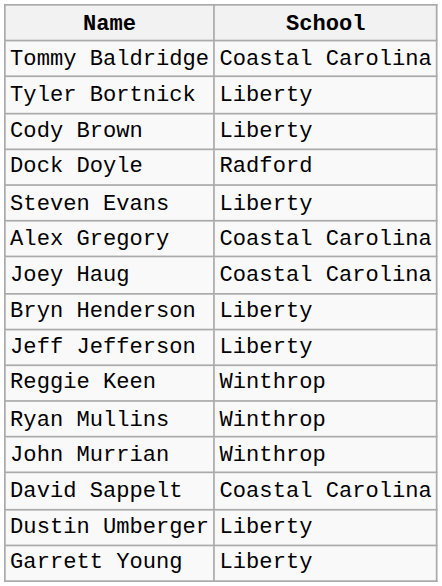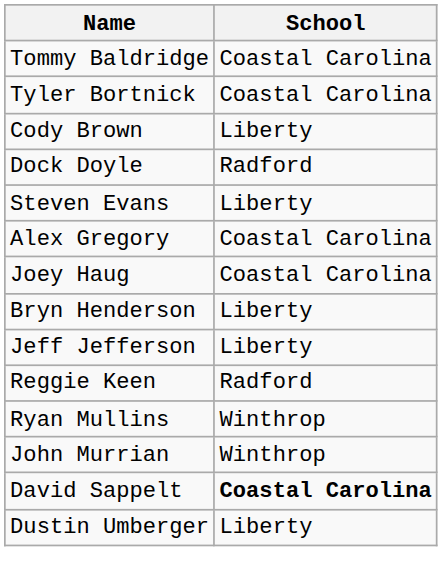(266, 95) Liberty -> (326, 95) Coastal Carolina
(273, 383) Winthrop -> (266, 383) Radford
(326, 491) normal -> (326, 491) bold
- row: (96, 563)
